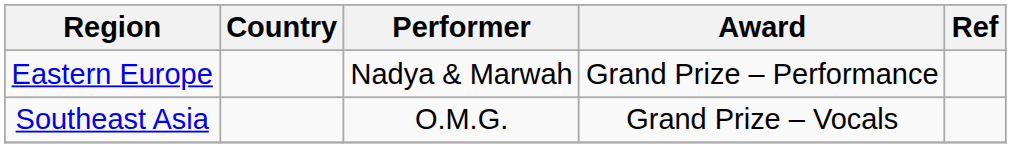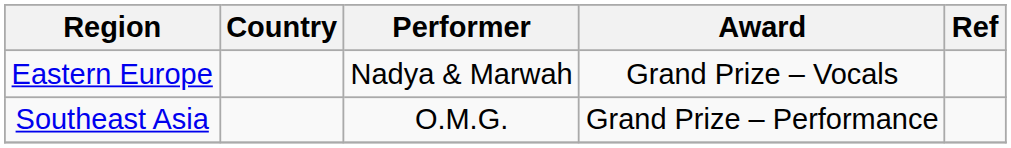(762, 73) Grand Prize – Performance -> (762, 73) Grand Prize – Vocals
(762, 119) Grand Prize – Vocals -> (762, 119) Grand Prize – Performance
